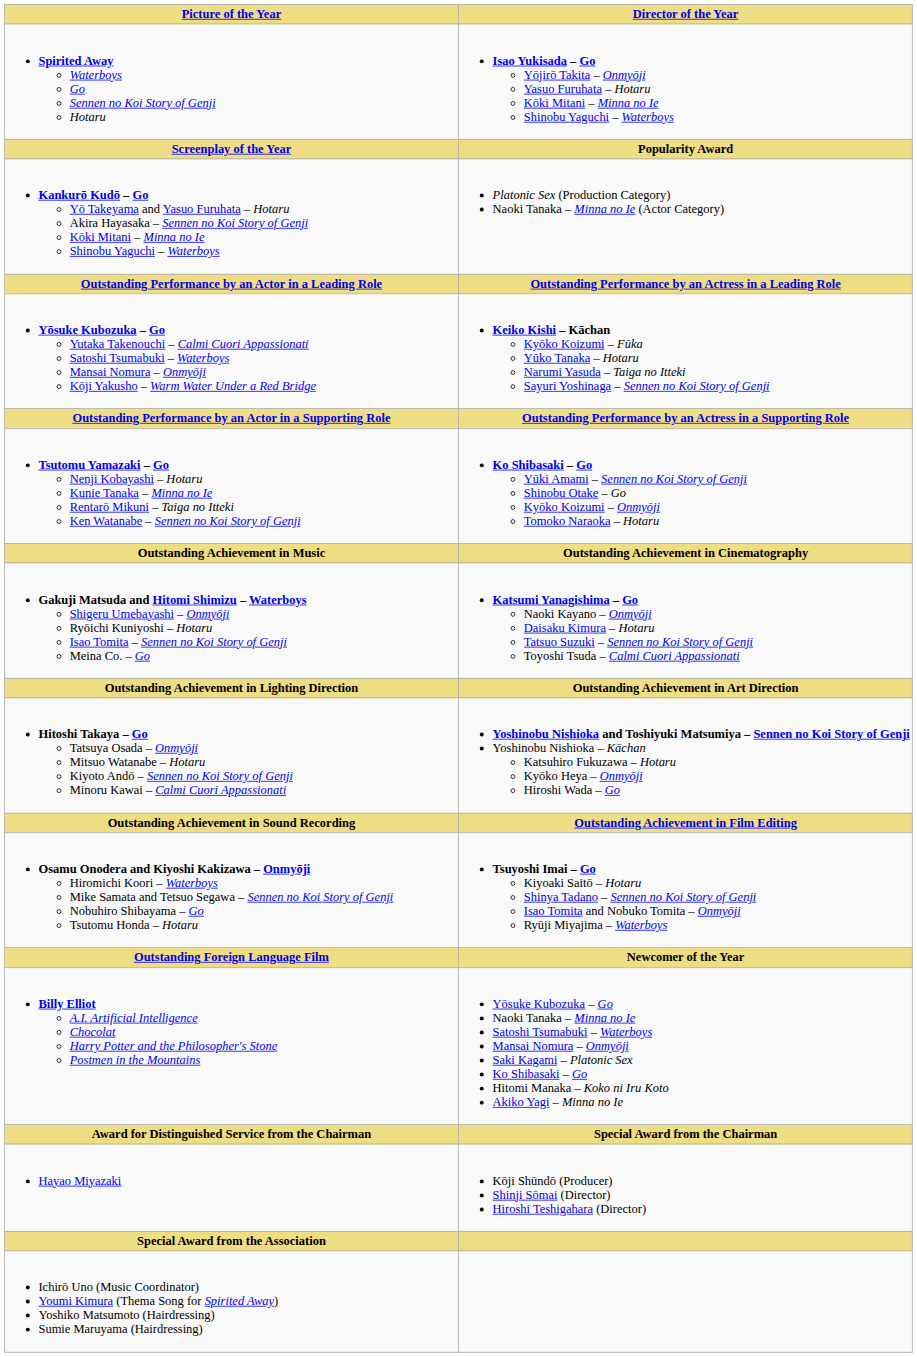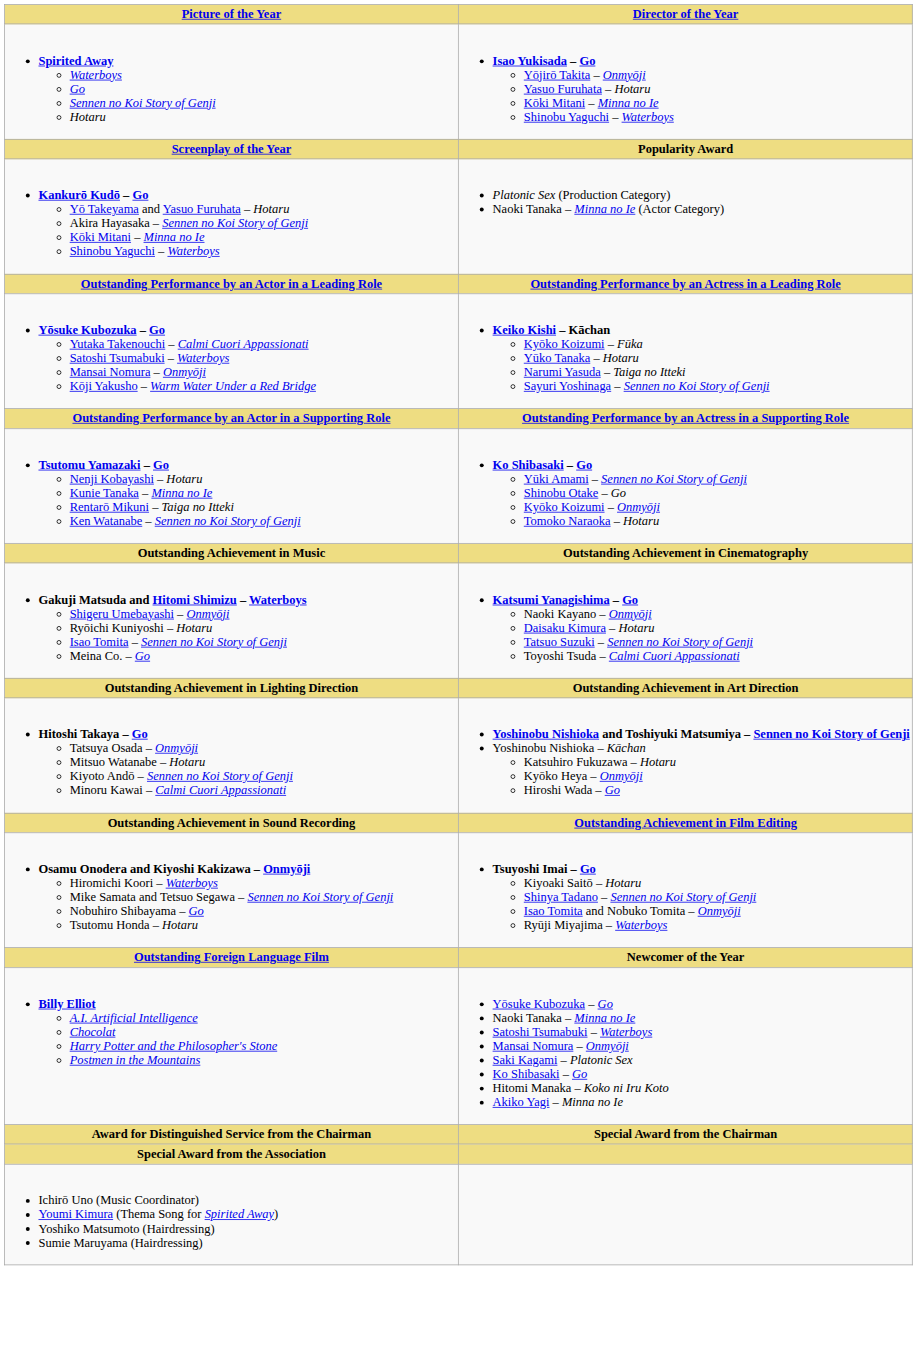- row: (231, 1181)
